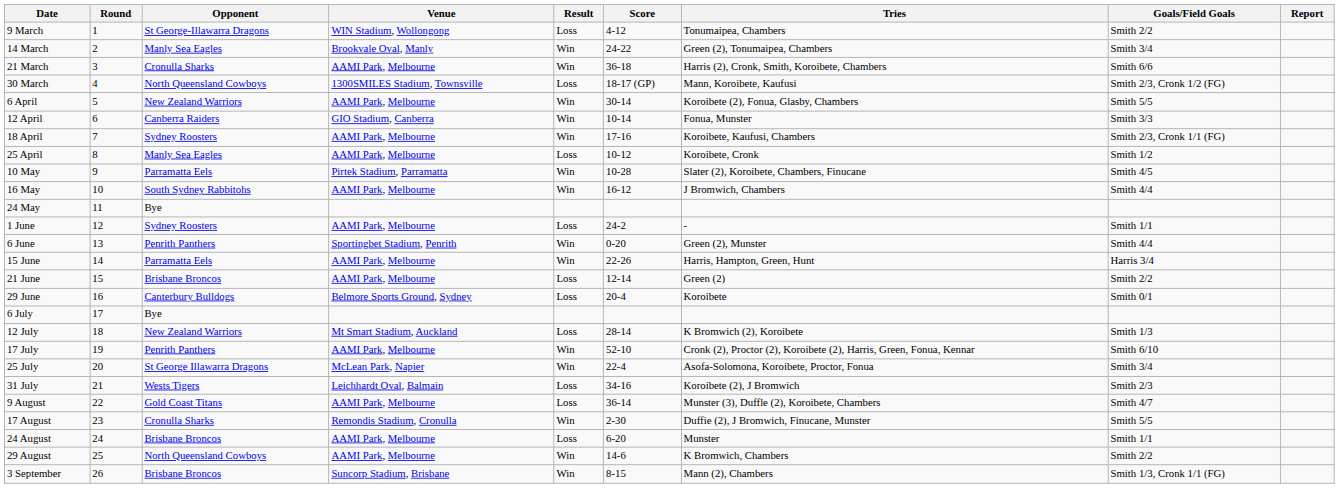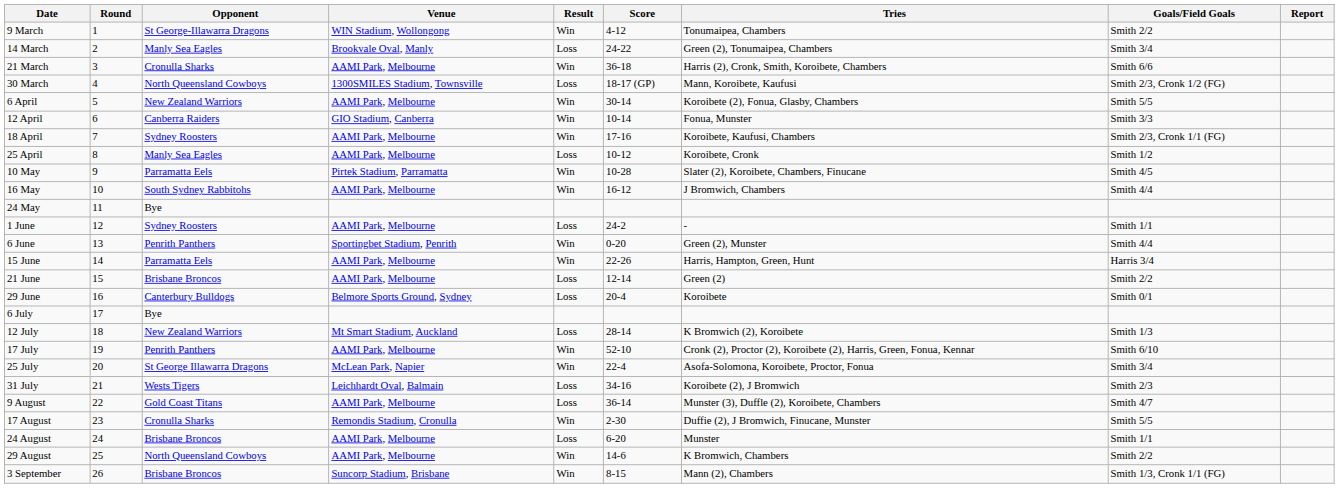(567, 30) Loss -> (566, 30) Win
(566, 48) Win -> (567, 48) Loss
